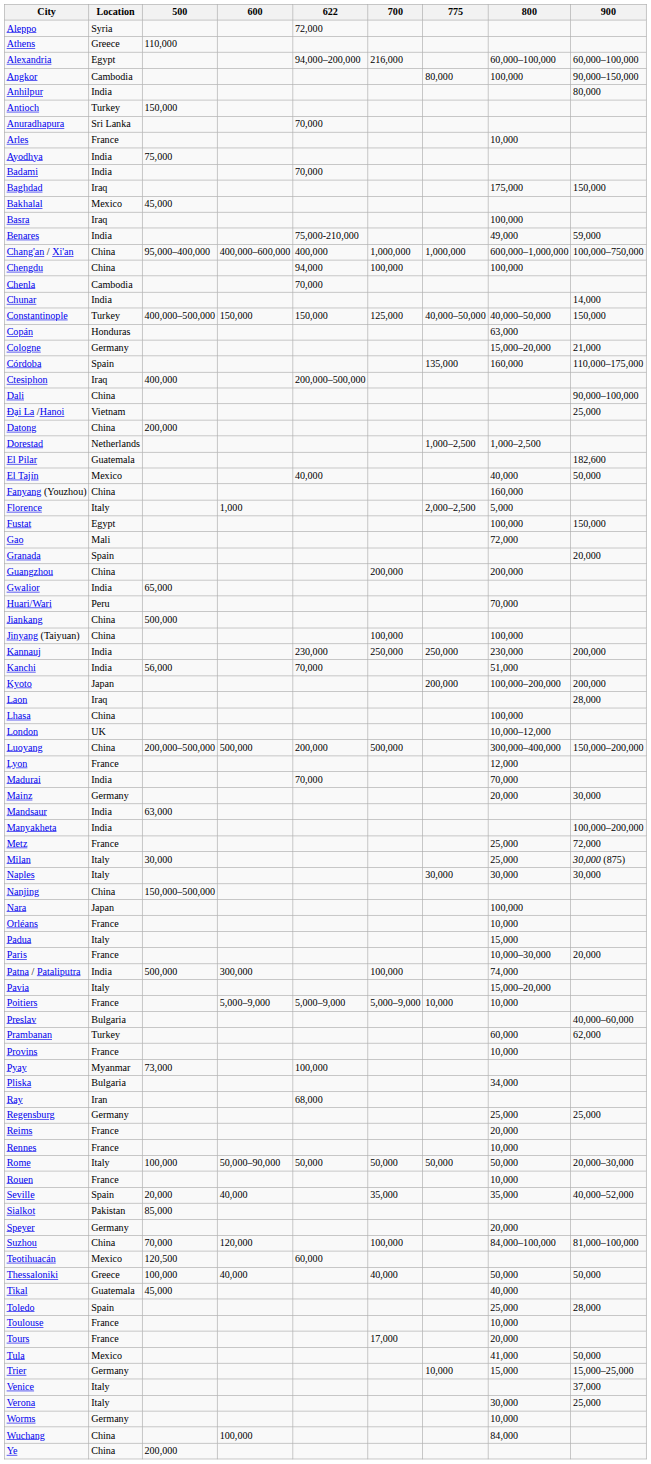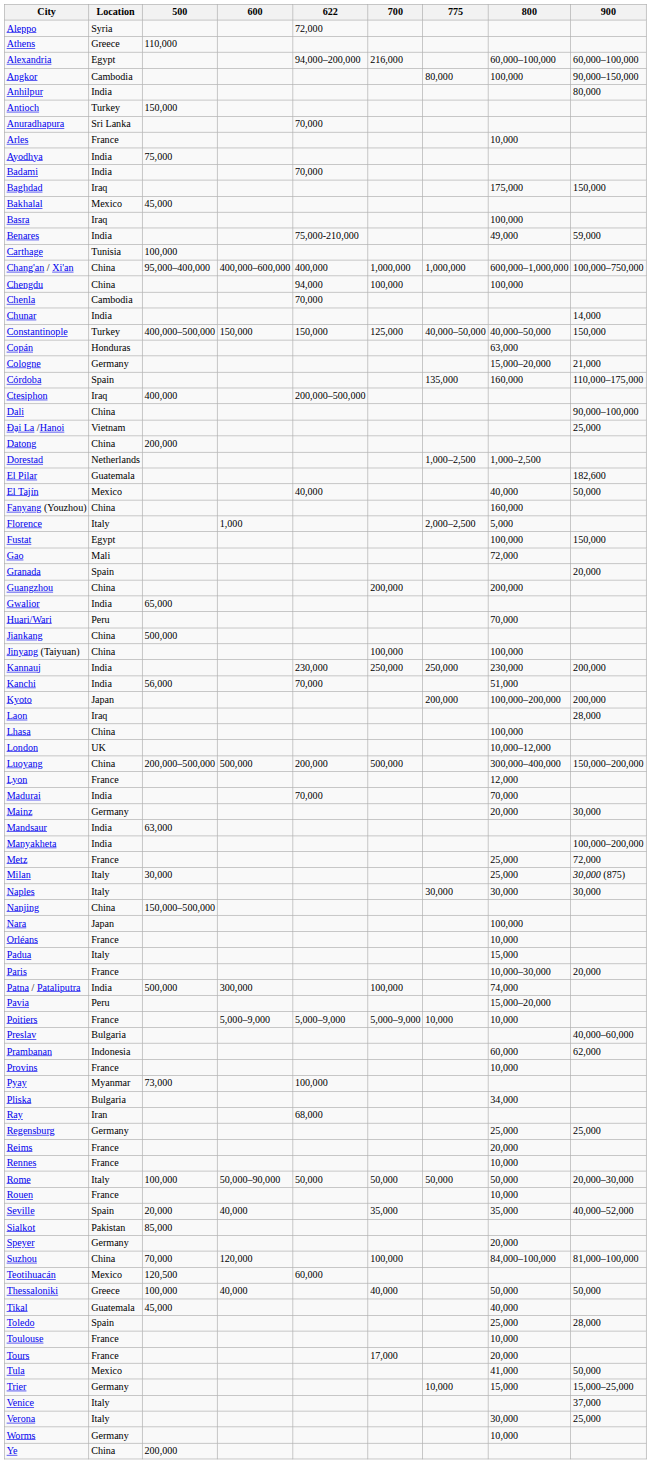+ row: (25, 252)
(100, 987) Italy -> (100, 1003) Peru
(106, 1035) Turkey -> (111, 1051) Indonesia
- row: (26, 1435)
